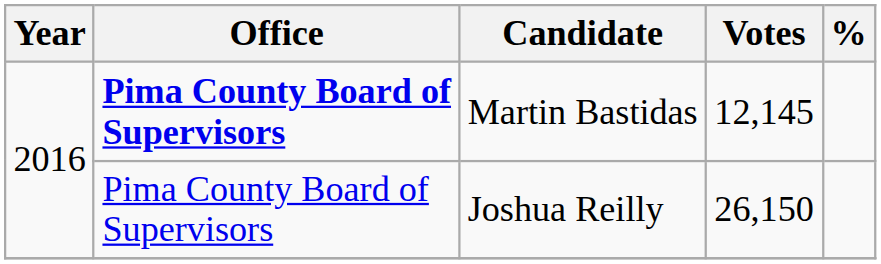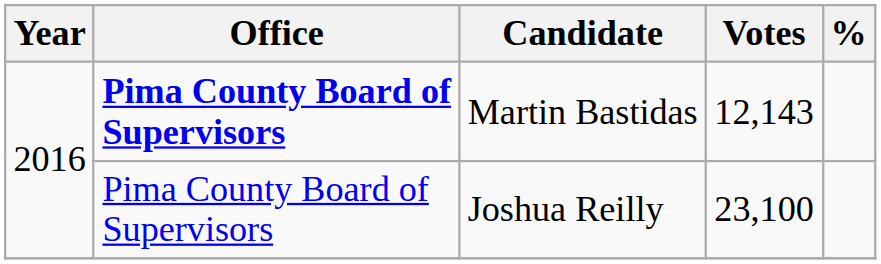(764, 110) 12,145 -> (764, 110) 12,143
(764, 208) 26,150 -> (764, 208) 23,100
